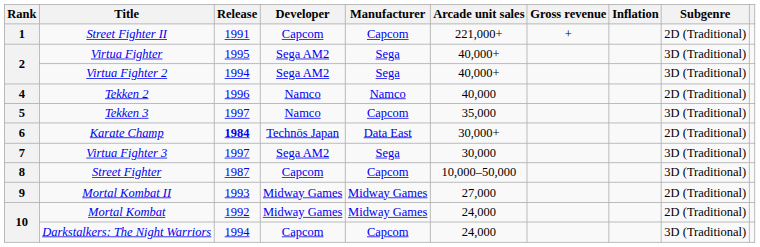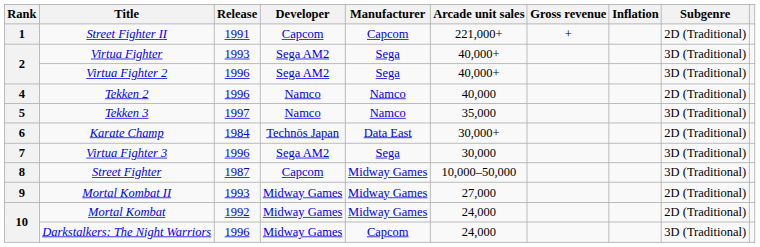(237, 53) 1995 -> (237, 53) 1993
(237, 73) 1994 -> (237, 73) 1996
(388, 113) Capcom -> (388, 113) Namco
(237, 133) bold -> (237, 133) normal
(237, 152) 1997 -> (237, 152) 1996
(388, 172) Capcom -> (388, 172) Midway Games
(237, 232) 1994 -> (237, 232) 1996
(303, 232) Capcom -> (303, 232) Midway Games
